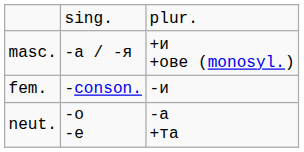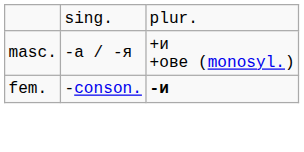(159, 89) normal -> (159, 89) bold
- row: (33, 124)
